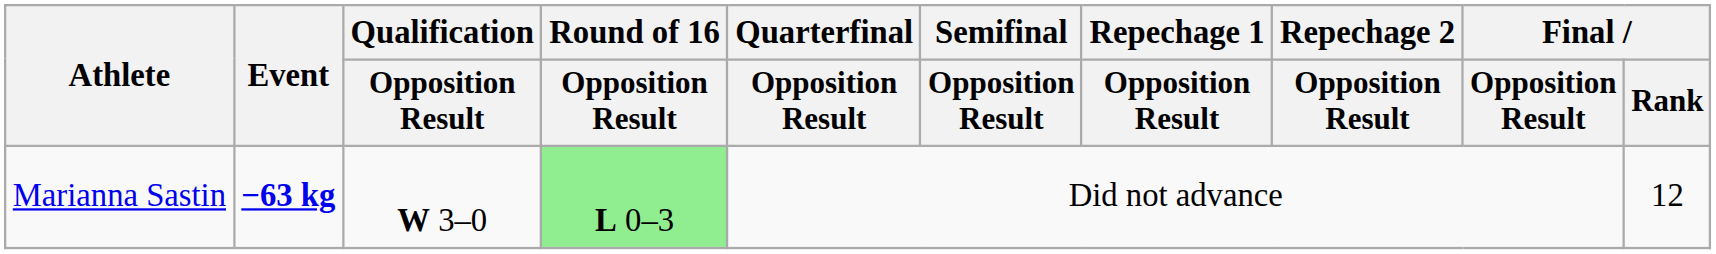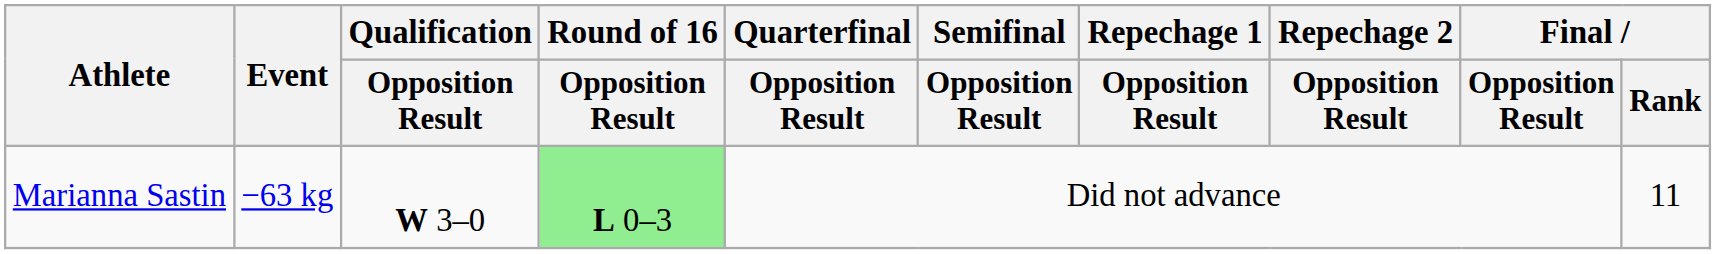(288, 196) bold -> (287, 196) normal
(1667, 196) 12 -> (1665, 196) 11
